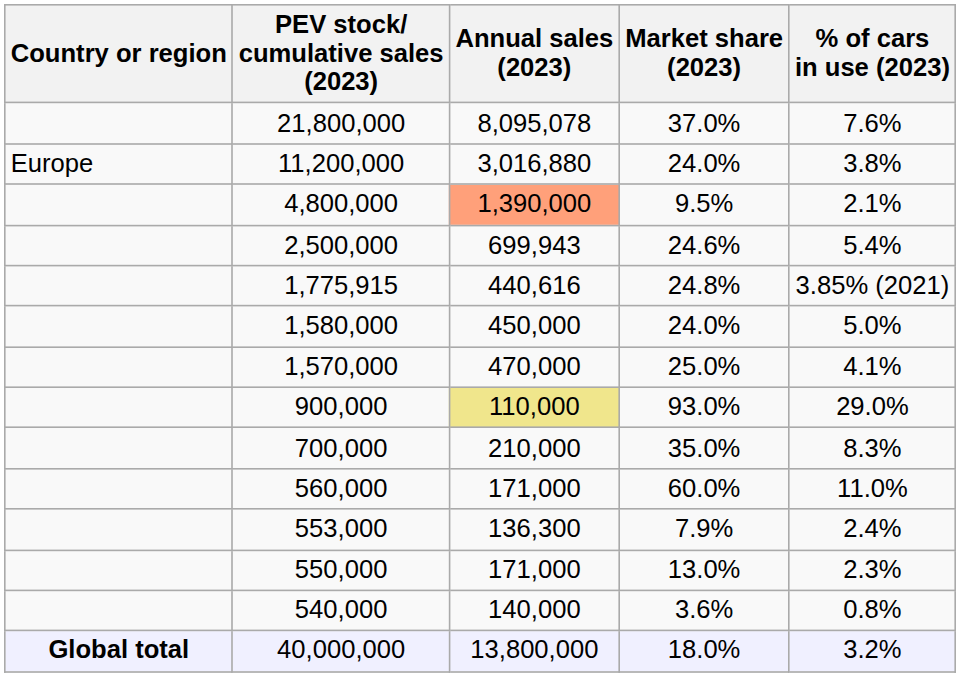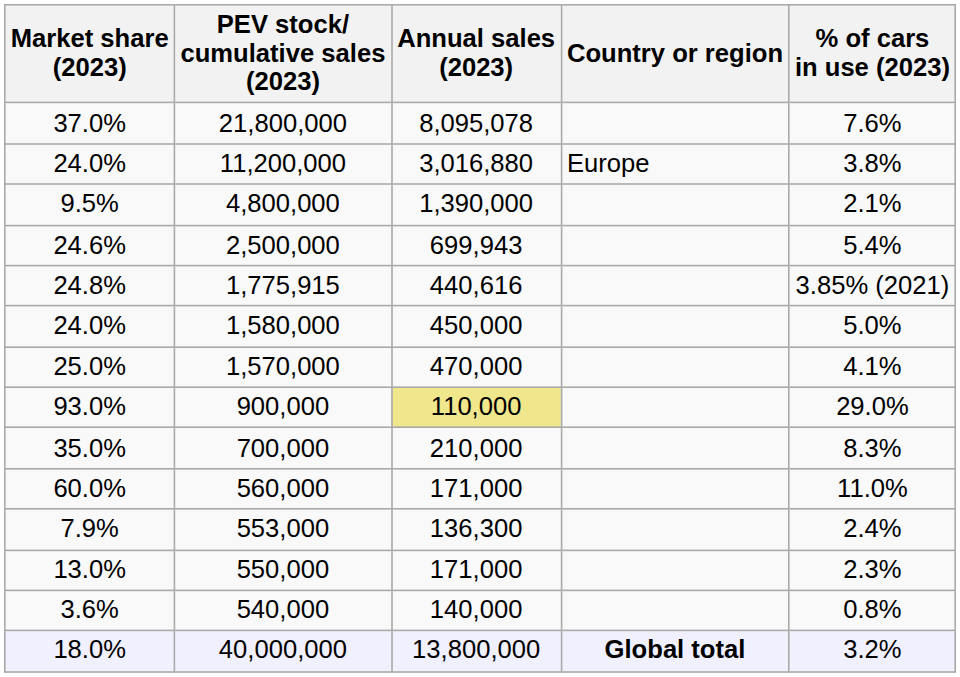columns swapped: (119, 53) <-> (704, 53)
(534, 204) lightsalmon background -> (476, 204) no background
